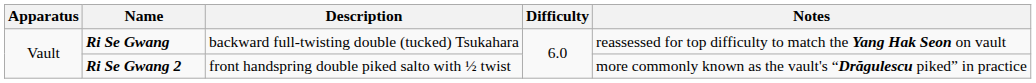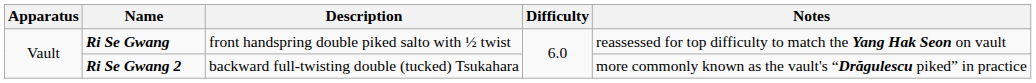(364, 41) backward full-twisting double (tucked) Tsukahara -> (360, 41) front handspring double piked salto with ½ twist
(360, 66) front handspring double piked salto with ½ twist -> (364, 66) backward full-twisting double (tucked) Tsukahara
